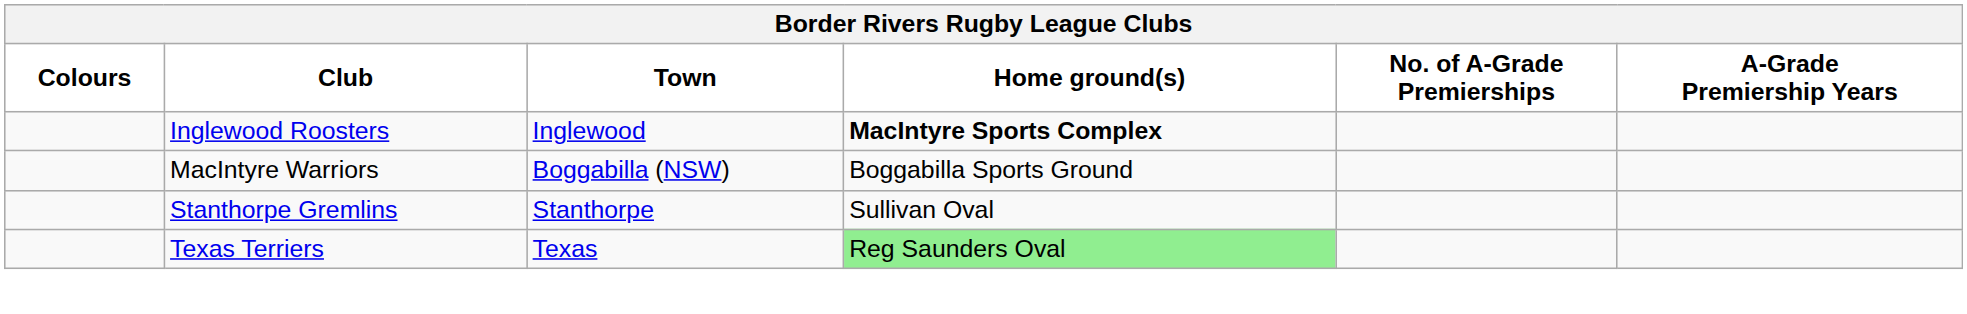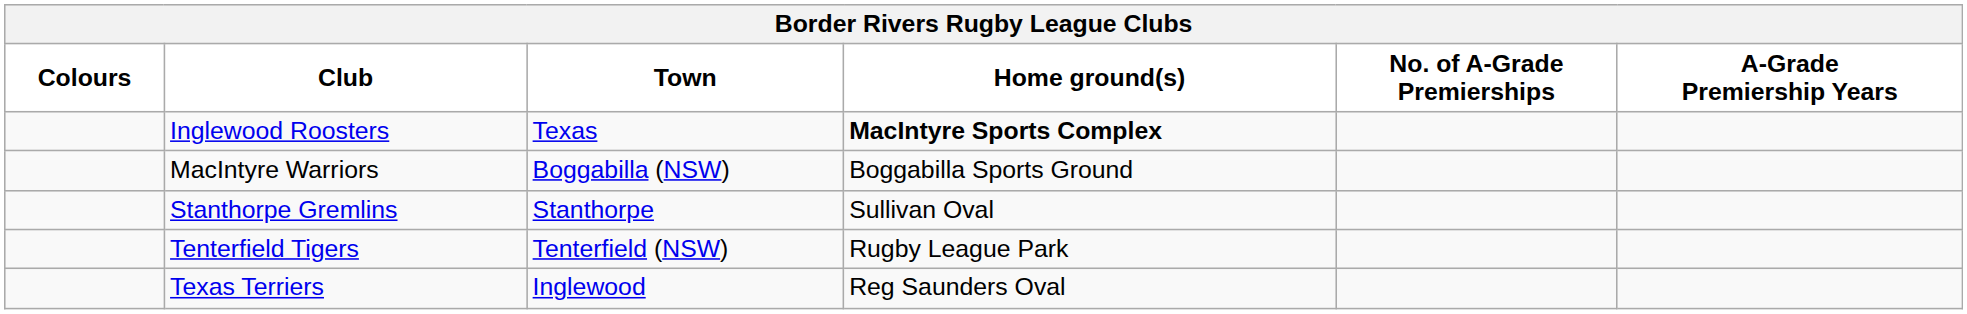(589, 130) Inglewood -> (565, 130) Texas
+ row: (264, 248)
(565, 248) Texas -> (589, 288) Inglewood
(957, 248) lightgreen background -> (957, 288) no background
